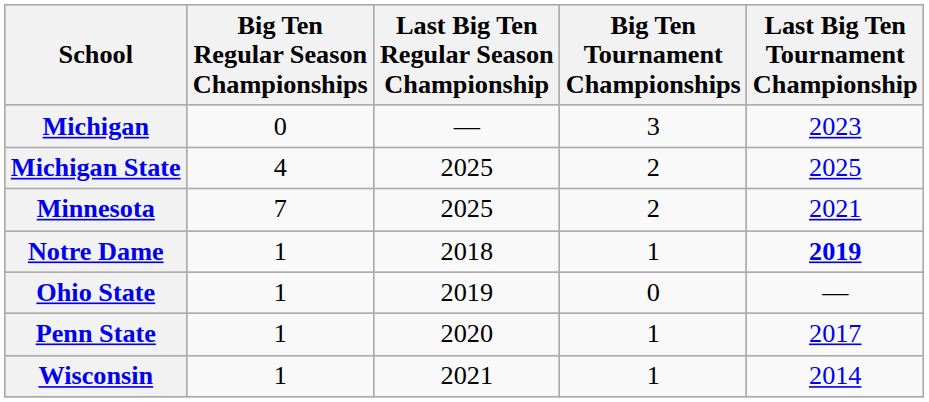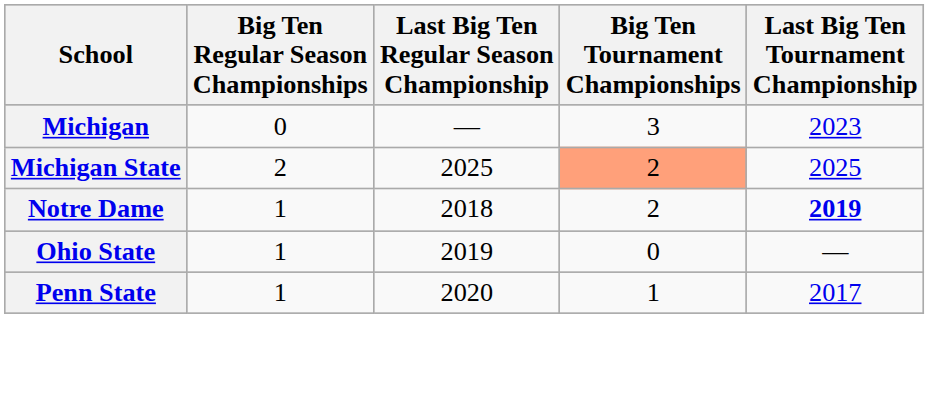(280, 167) 4 -> (280, 167) 2
(653, 167) no background -> (653, 167) lightsalmon background
- row: (96, 209)
(653, 250) 1 -> (653, 209) 2
- row: (96, 375)
